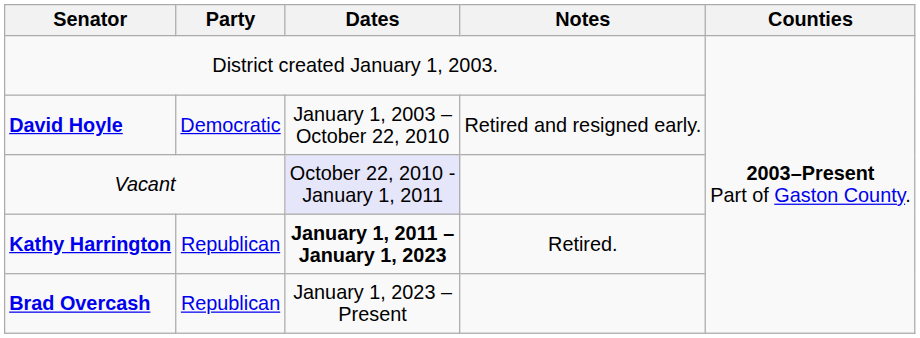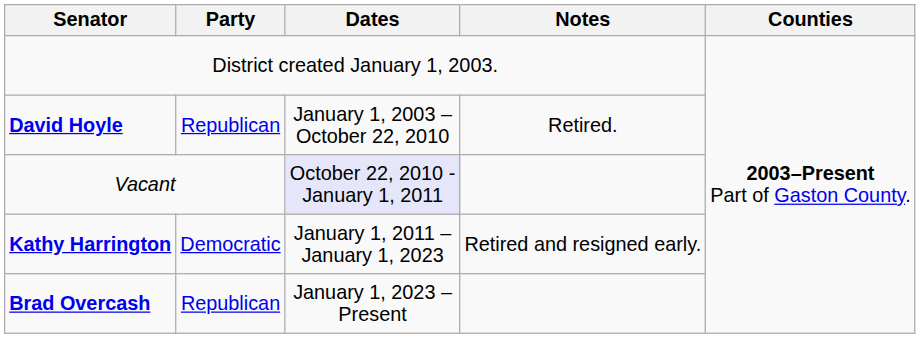(231, 125) Democratic -> (231, 125) Republican
(583, 125) Retired and resigned early. -> (583, 125) Retired.
(231, 244) Republican -> (231, 244) Democratic
(373, 244) bold -> (373, 244) normal
(583, 244) Retired. -> (583, 244) Retired and resigned early.
